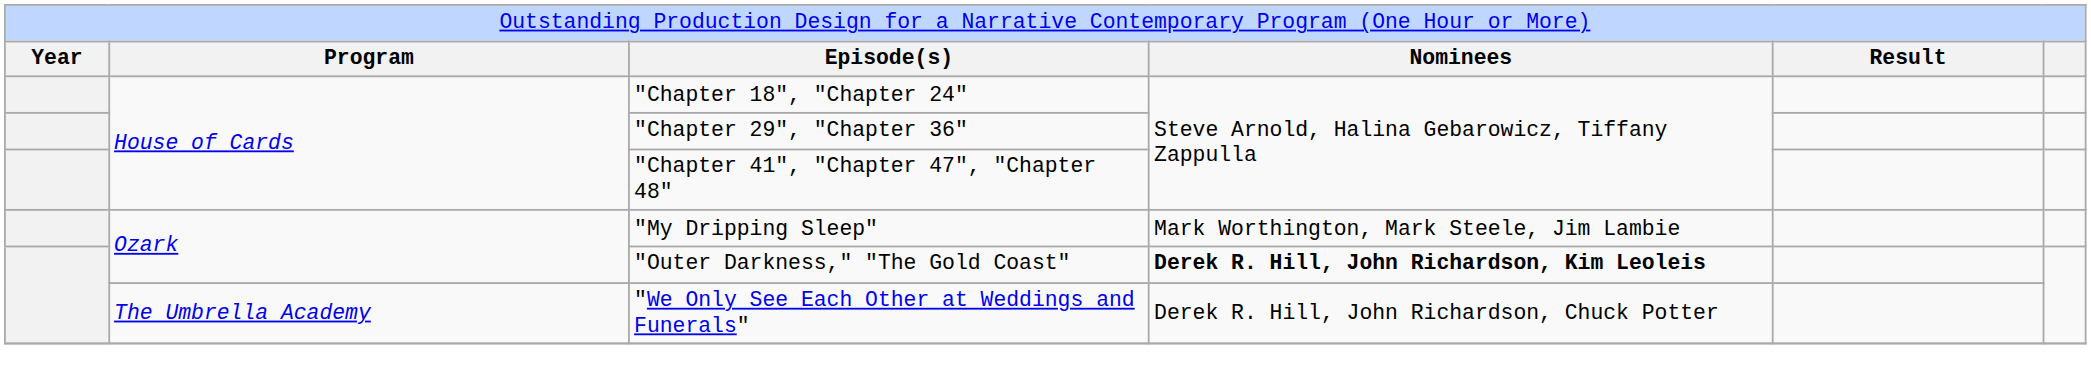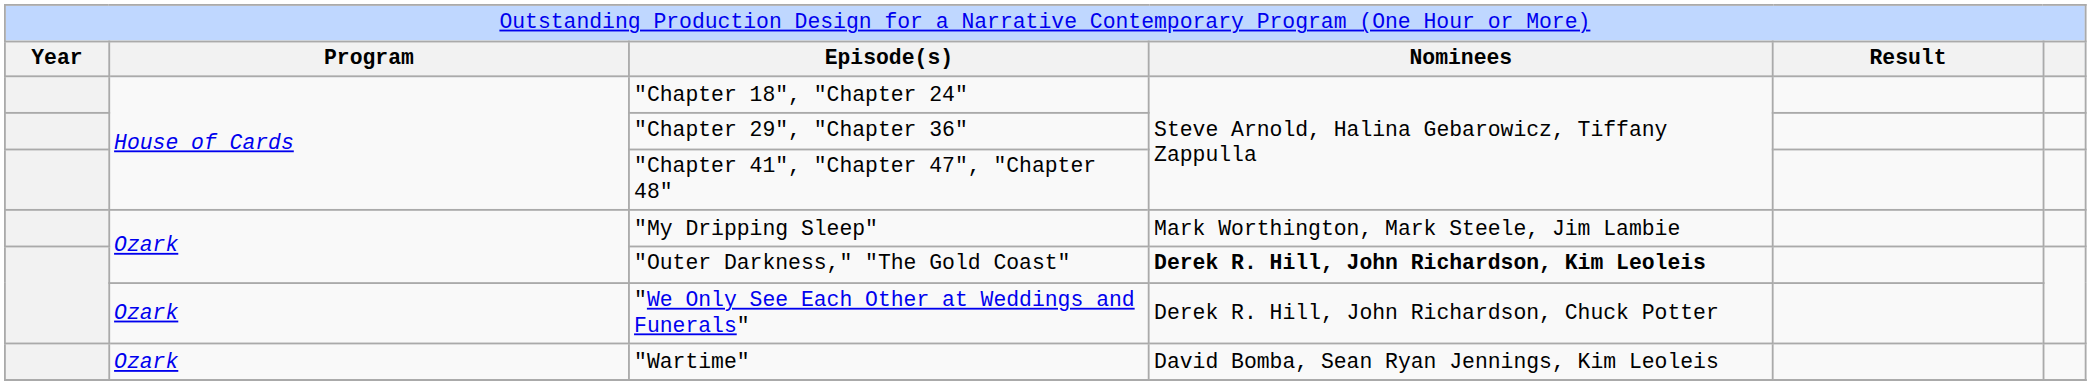(242, 313) The Umbrella Academy -> (146, 313) Ozark
+ row: (692, 362)
